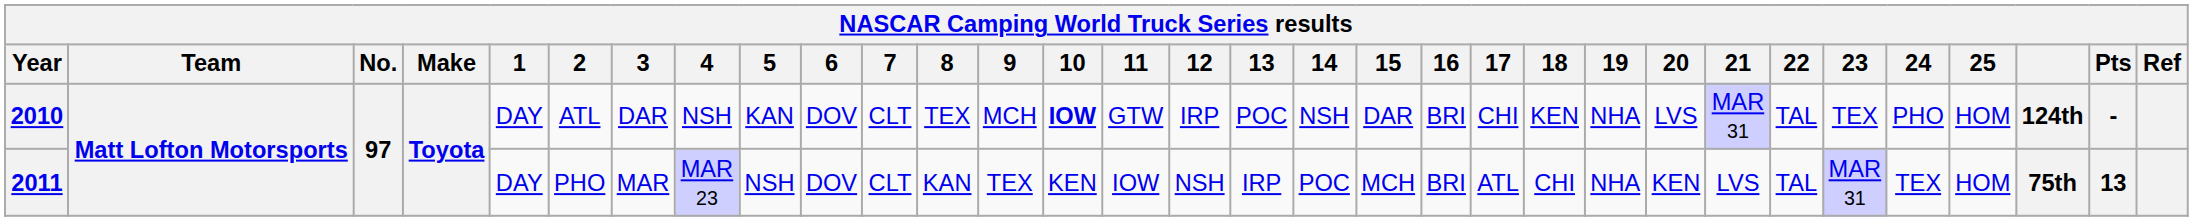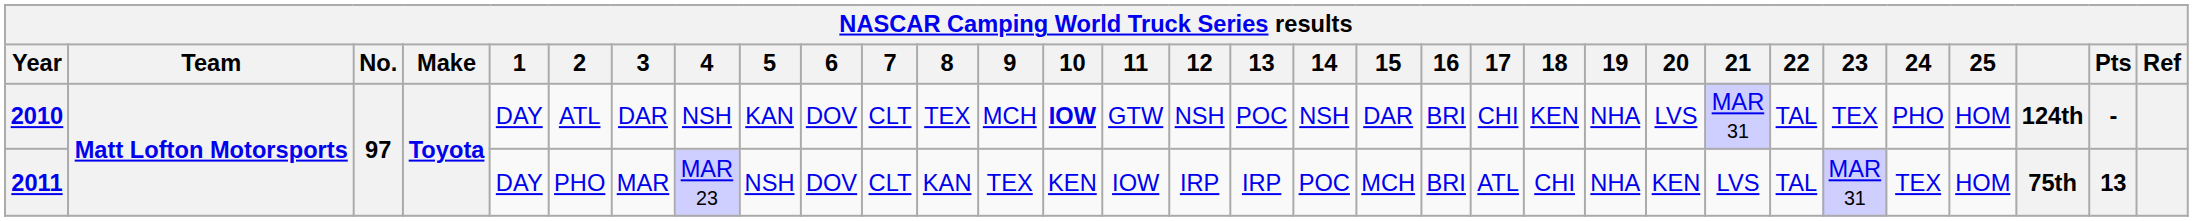(1200, 116) IRP -> (1200, 116) NSH
(1200, 183) NSH -> (1200, 183) IRP
